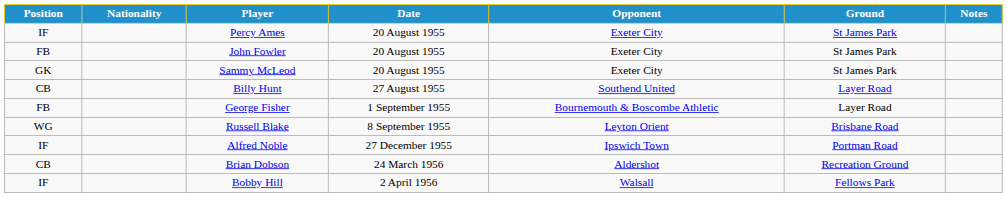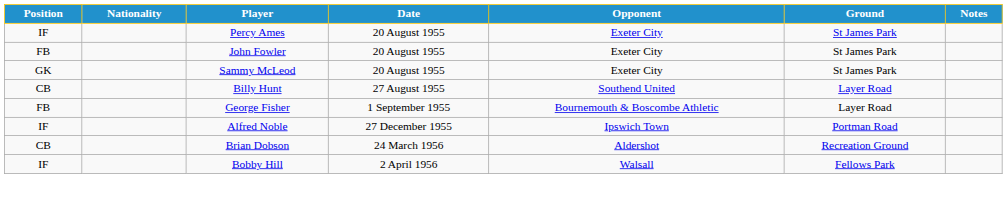- row: (257, 126)
